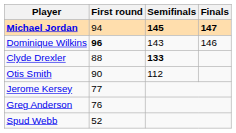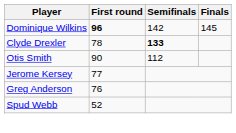- row: (42, 27)
(155, 43) 143 -> (155, 27) 142
(209, 43) 146 -> (209, 27) 145
(97, 58) 88 -> (97, 43) 78
